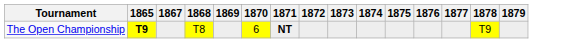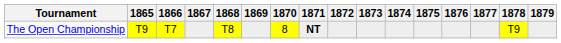+ column: (170, 13)
(142, 30) bold -> (142, 30) normal
(256, 30) 6 -> (285, 30) 8
